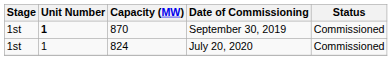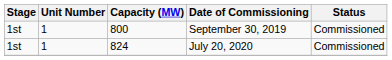(44, 30) bold -> (44, 30) normal
(119, 30) 870 -> (119, 30) 800
